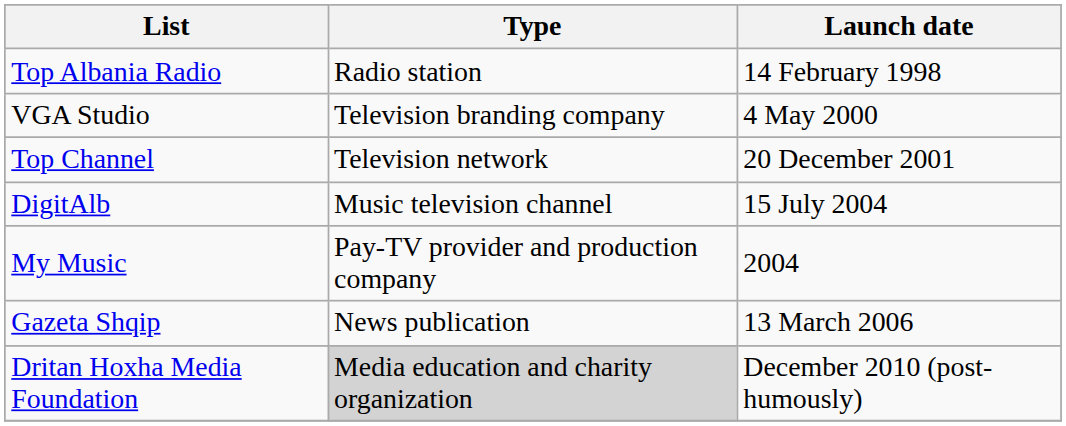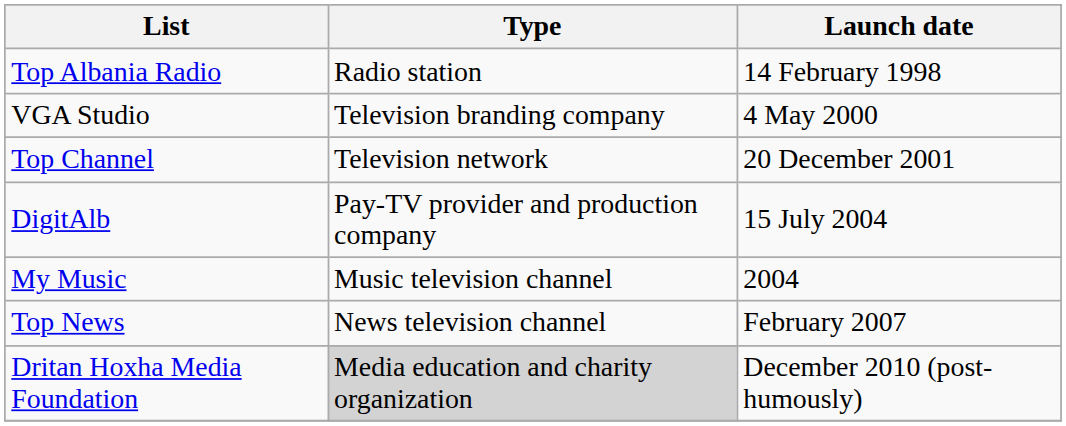(473, 203) Music television channel -> (516, 218) Pay-TV provider and production company
(516, 262) Pay-TV provider and production company -> (473, 278) Music television channel
- row: (86, 322)
+ row: (68, 322)
